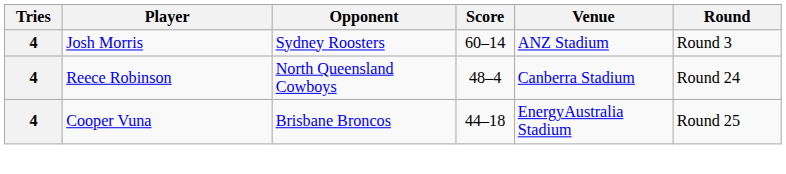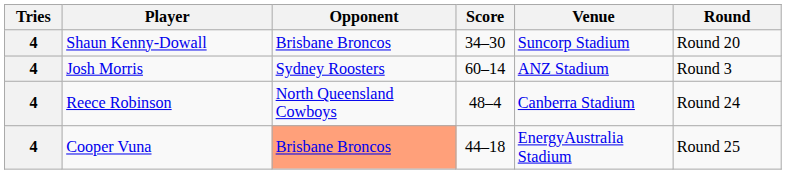+ row: (136, 42)
(333, 121) no background -> (333, 147) lightsalmon background
